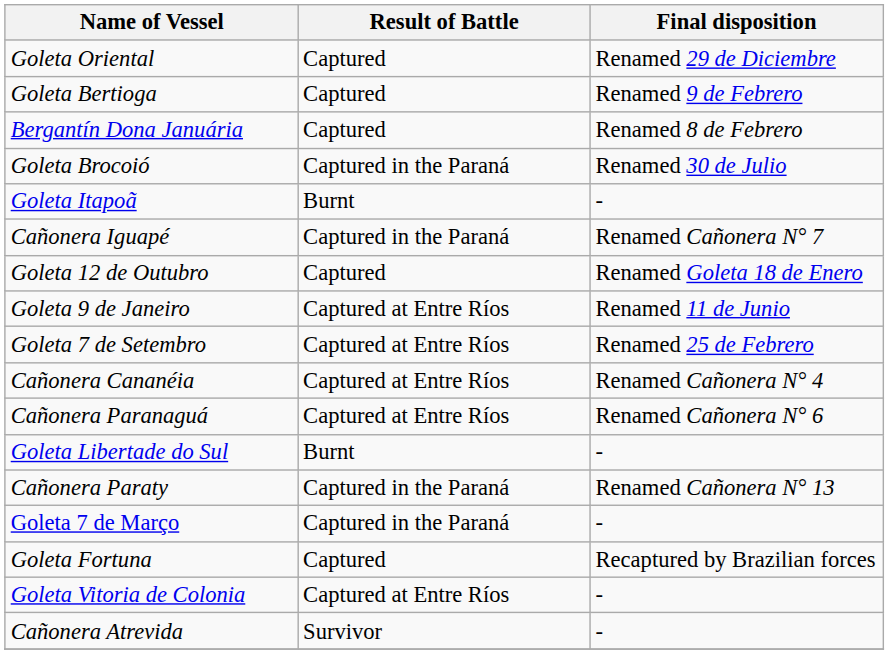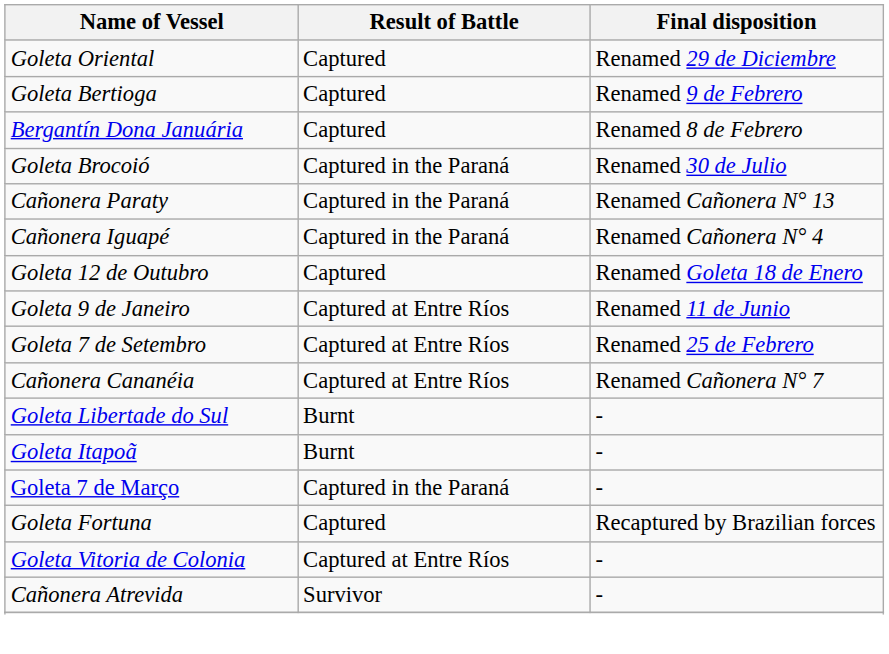rows swapped: (89, 487) <-> (74, 201)
(709, 237) Renamed Cañonera N° 7 -> (709, 237) Renamed Cañonera N° 4
(709, 380) Renamed Cañonera N° 4 -> (709, 380) Renamed Cañonera N° 7
- row: (109, 415)
